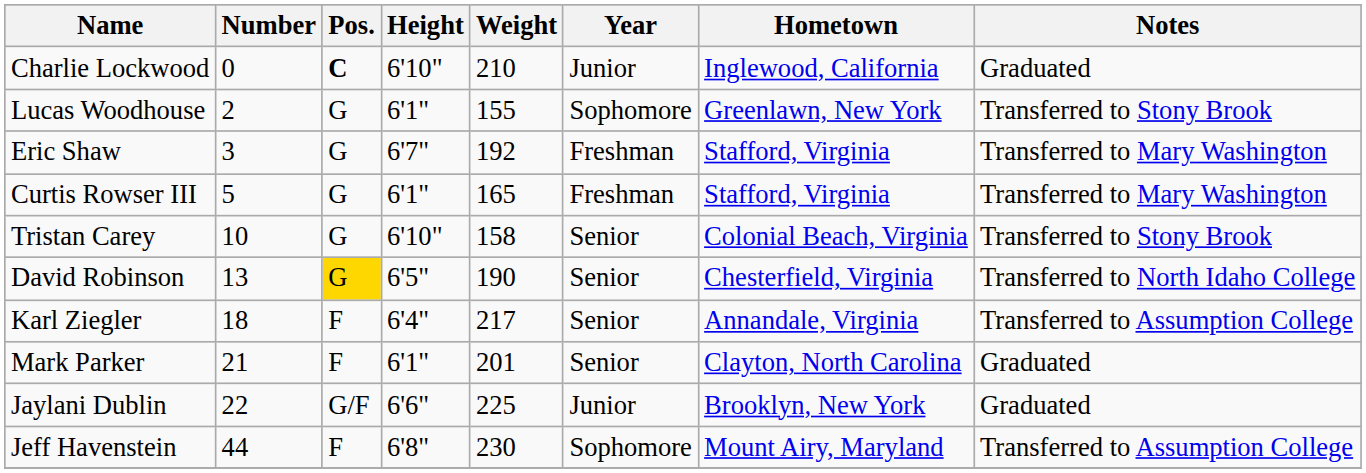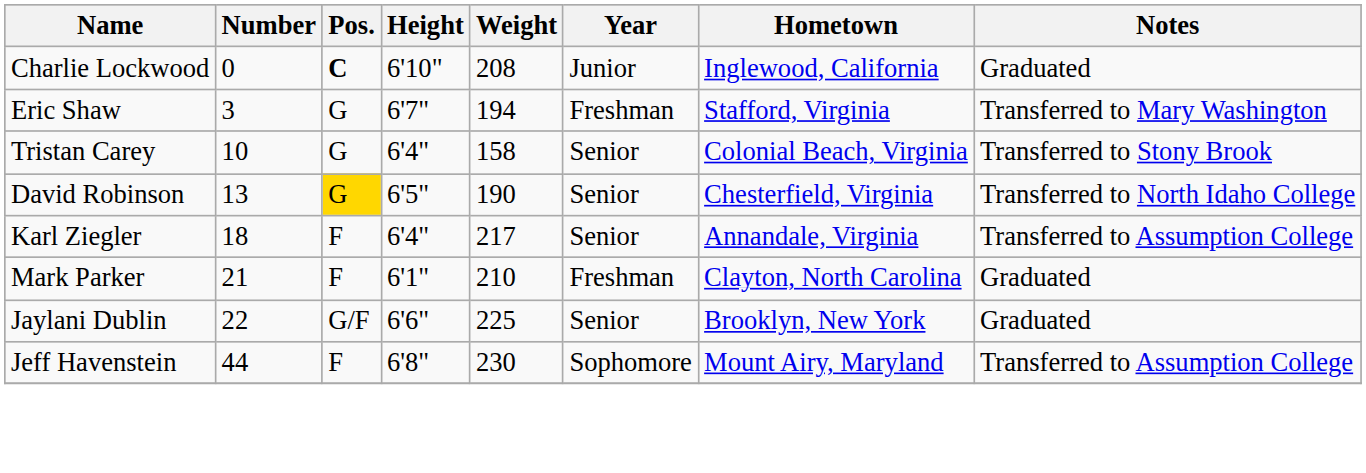(496, 67) 210 -> (496, 67) 208
- row: (108, 109)
(496, 151) 192 -> (496, 109) 194
- row: (104, 194)
(415, 236) 6'10" -> (408, 151) 6'4"
(496, 362) 201 -> (496, 278) 210
(604, 362) Senior -> (622, 278) Freshman
(603, 404) Junior -> (604, 320) Senior
